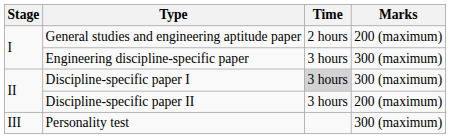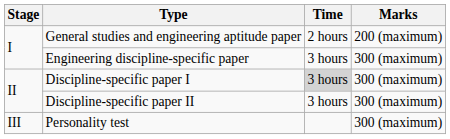(398, 101) 200 (maximum) -> (398, 101) 300 (maximum)
